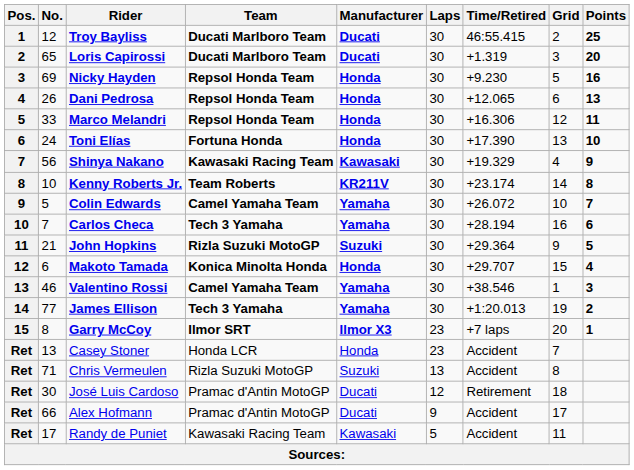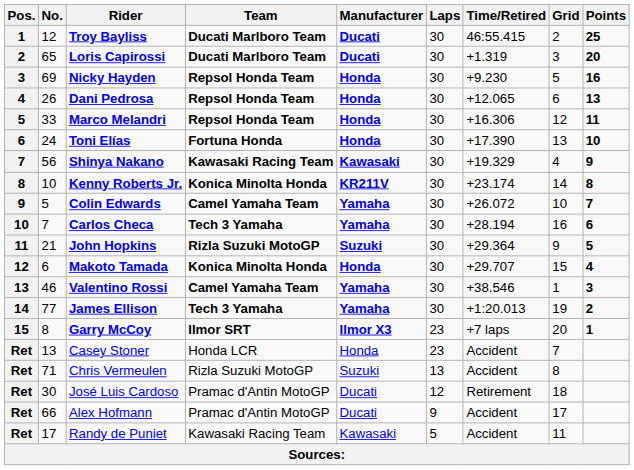(232, 183) Team Roberts -> (258, 183) Konica Minolta Honda
